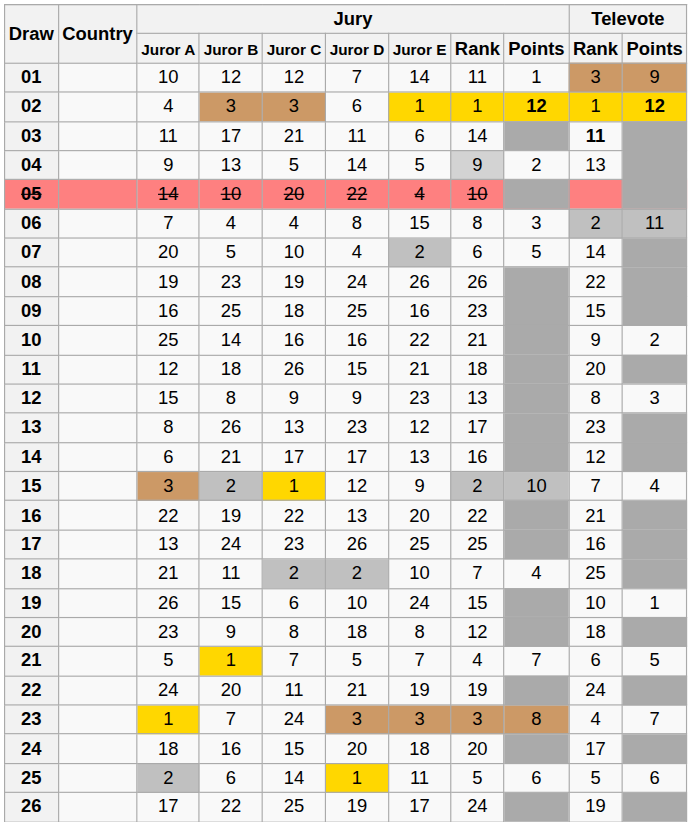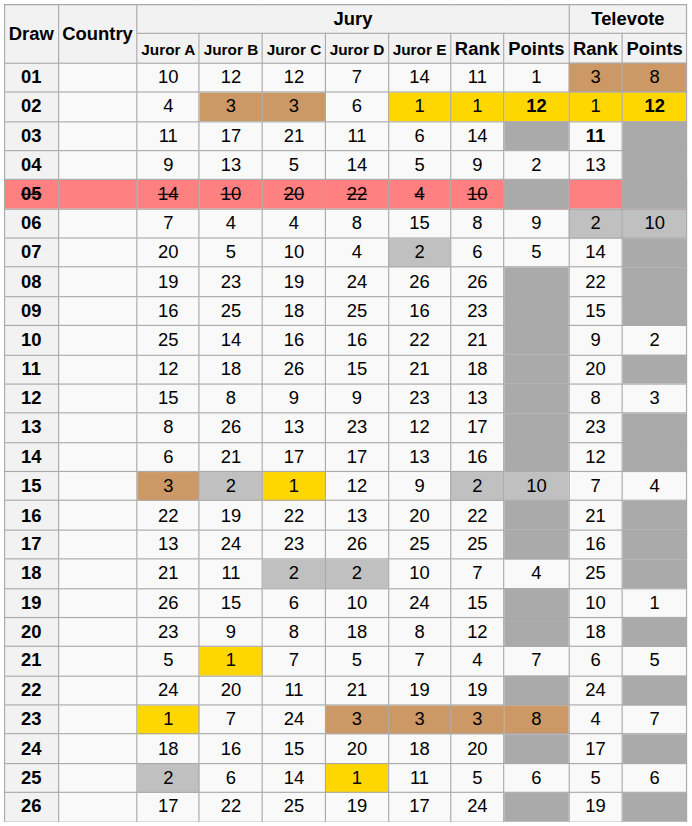(655, 77) 9 -> (655, 77) 8
(477, 164) lightgrey background -> (477, 164) no background
(536, 223) 3 -> (536, 223) 9
(655, 223) 11 -> (655, 223) 10
